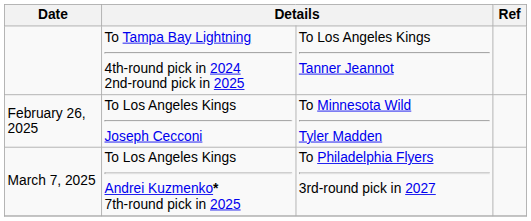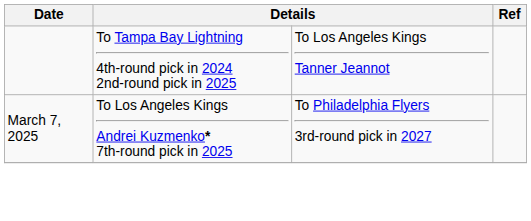- row: (47, 120)
